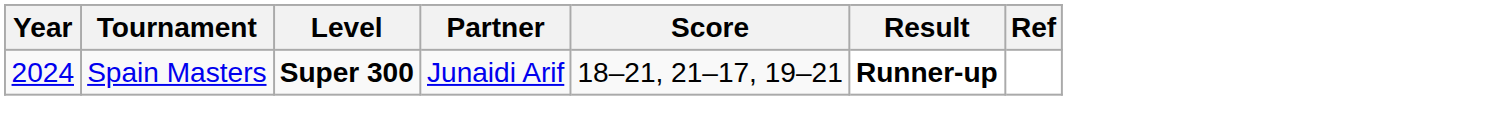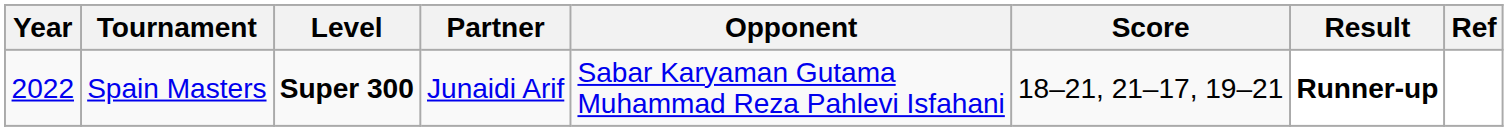+ column: (791, 28)
(43, 72) 2024 -> (43, 88) 2022
